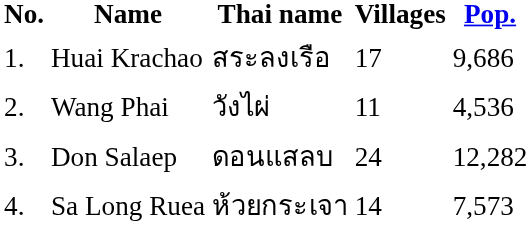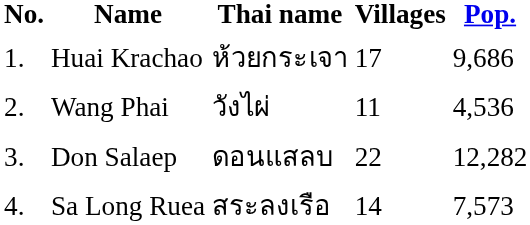(271, 58) สระลงเรือ -> (280, 58) ห้วยกระเจา
(368, 156) 24 -> (368, 156) 22
(280, 206) ห้วยกระเจา -> (271, 206) สระลงเรือ
